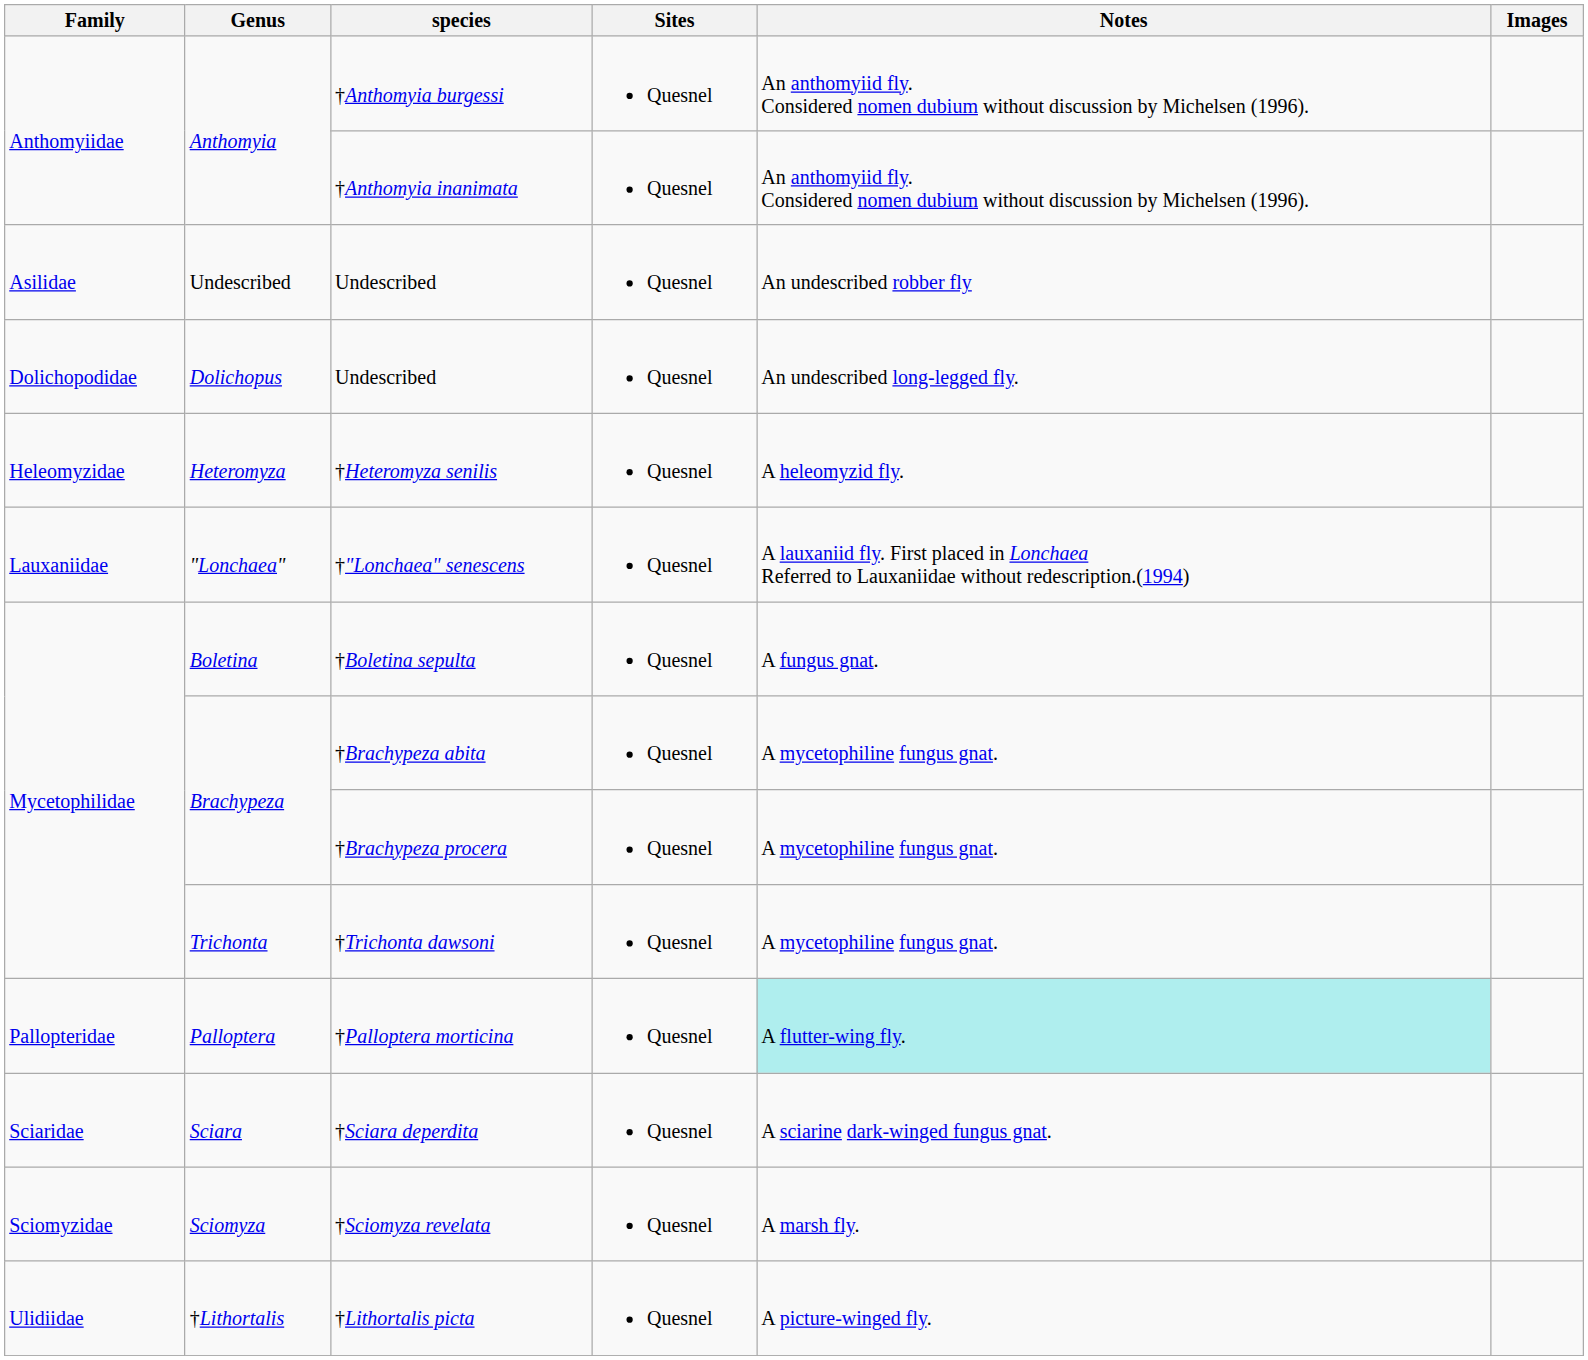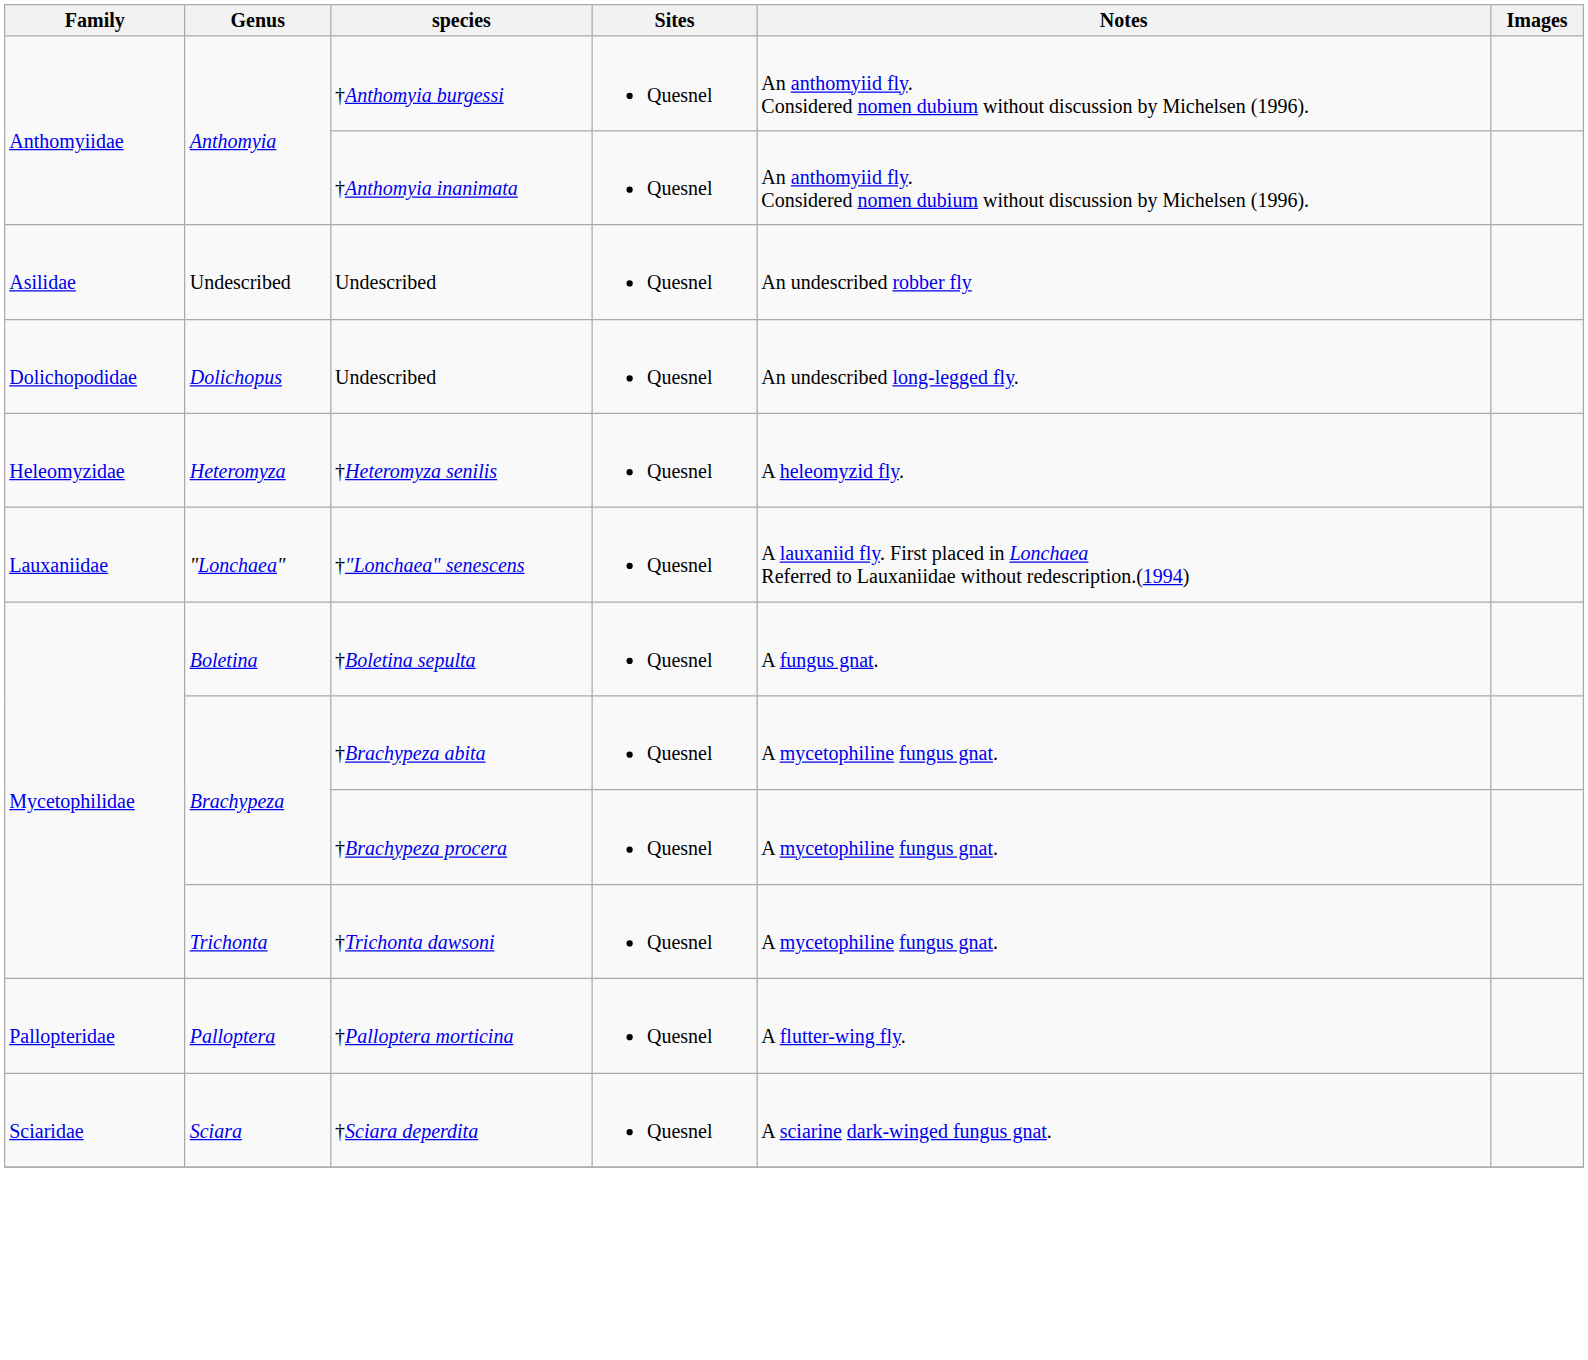(834, 1036) paleturquoise background -> (834, 1036) no background
- row: (227, 1225)
- row: (237, 1319)
